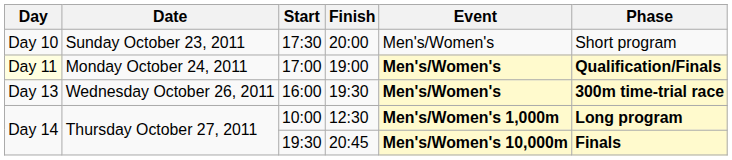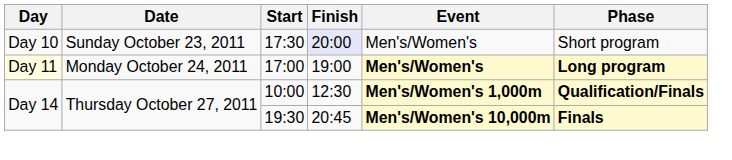(349, 42) no background -> (331, 42) lavender background
(648, 67) Qualification/Finals -> (612, 67) Long program
- row: (302, 92)
(629, 117) Long program -> (631, 92) Qualification/Finals
